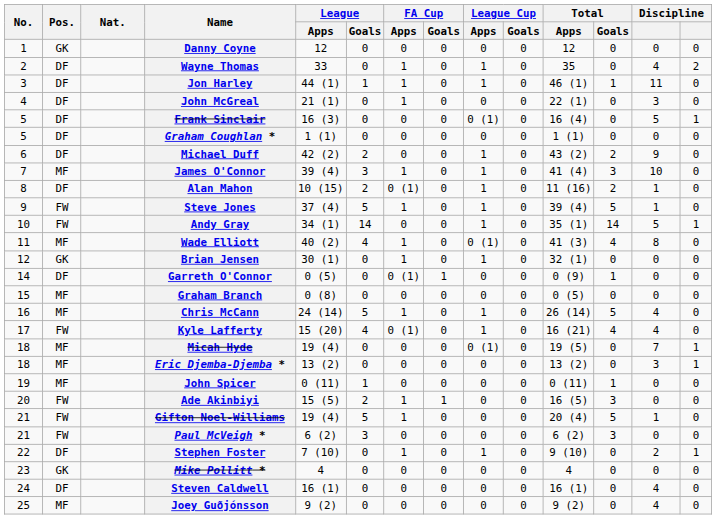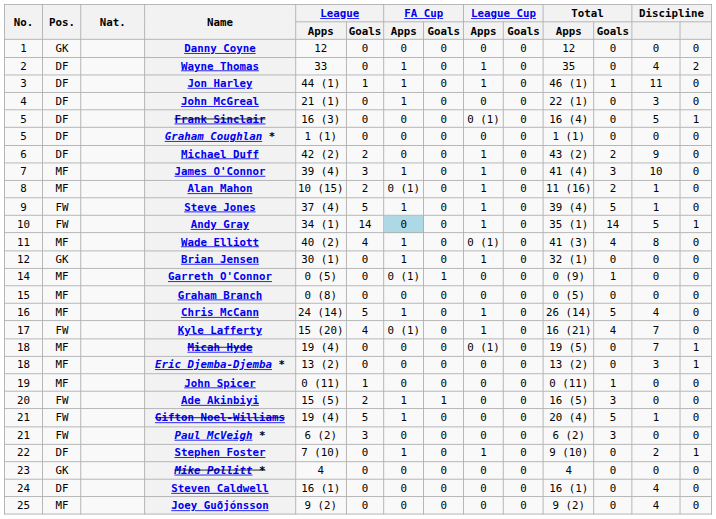(62, 189) DF -> (62, 189) MF
(404, 224) no background -> (404, 224) lightblue background
(62, 277) DF -> (62, 277) MF
(656, 330) 4 -> (656, 330) 7
